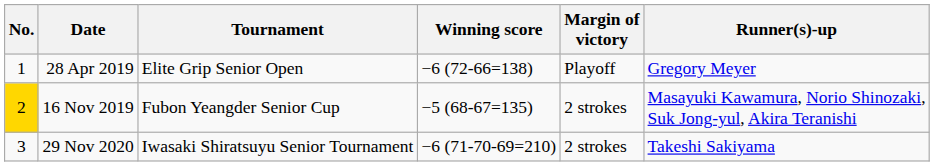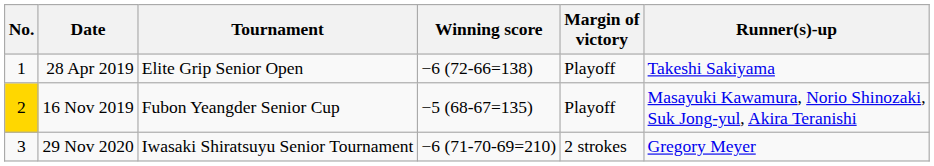(702, 68) Gregory Meyer -> (711, 68) Takeshi Sakiyama
(596, 107) 2 strokes -> (590, 107) Playoff
(711, 146) Takeshi Sakiyama -> (702, 146) Gregory Meyer
